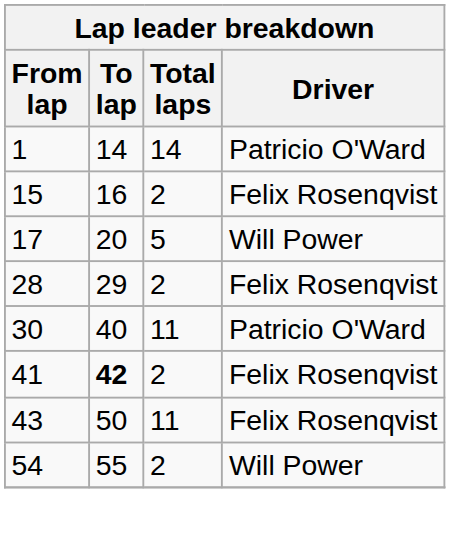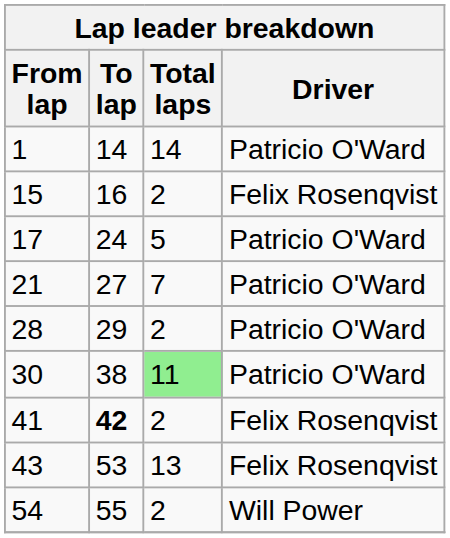(112, 239) 20 -> (112, 239) 24
(296, 239) Will Power -> (327, 239) Patricio O'Ward
+ row: (27, 284)
(333, 284) Felix Rosenqvist -> (327, 329) Patricio O'Ward
(112, 329) 40 -> (112, 374) 38
(165, 329) no background -> (165, 374) lightgreen background
(112, 419) 50 -> (112, 464) 53
(165, 419) 11 -> (166, 464) 13
